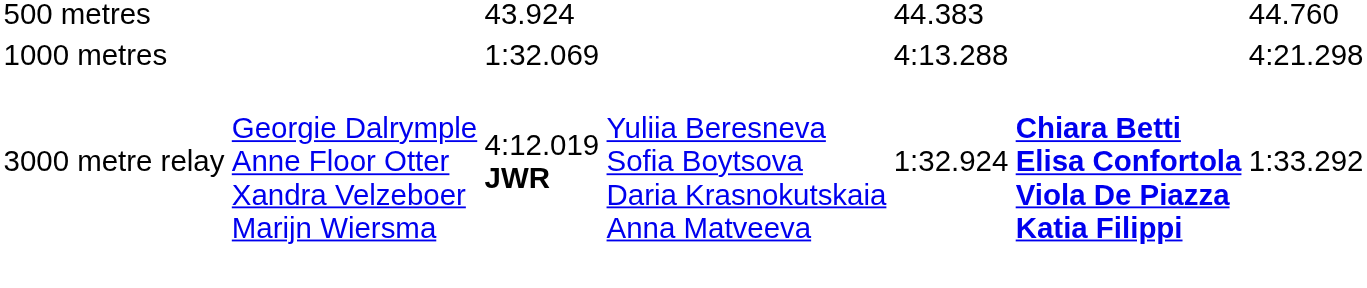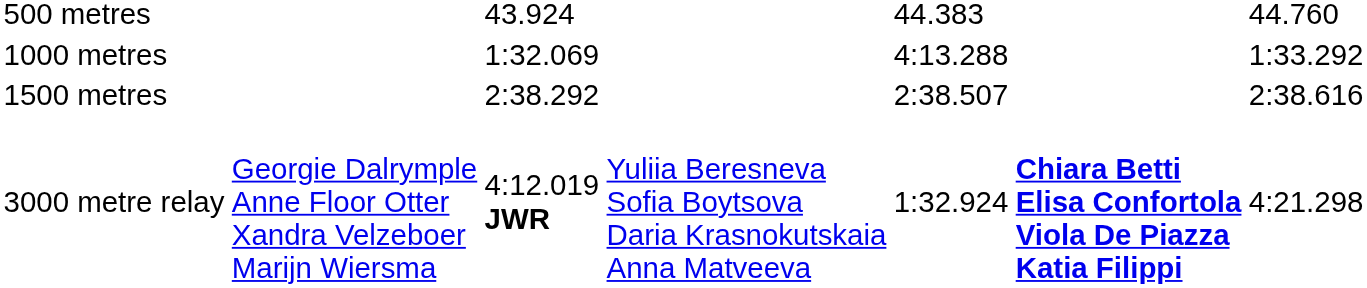(1306, 55) 4:21.298 -> (1306, 55) 1:33.292
+ row: (85, 95)
(1306, 161) 1:33.292 -> (1306, 202) 4:21.298
